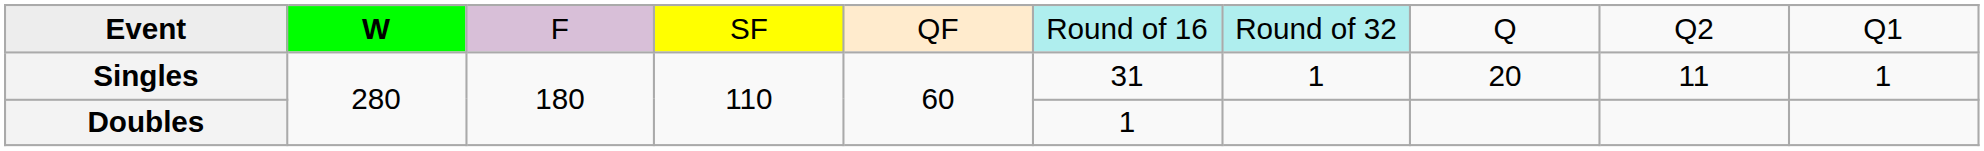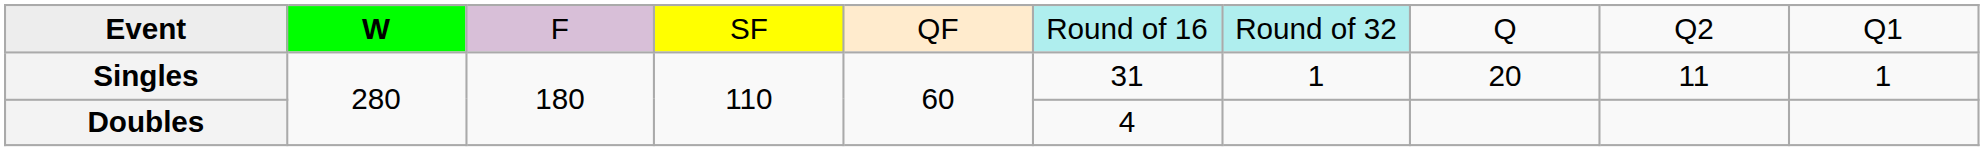(1127, 123) 1 -> (1127, 123) 4
